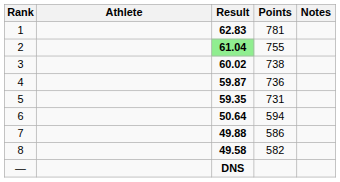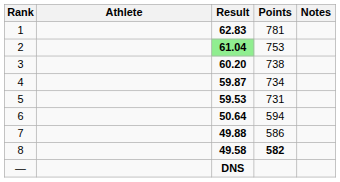(275, 47) 755 -> (275, 47) 753
(233, 64) 60.02 -> (233, 64) 60.20
(275, 82) 736 -> (275, 82) 734
(233, 99) 59.35 -> (233, 99) 59.53
(275, 151) normal -> (275, 151) bold
